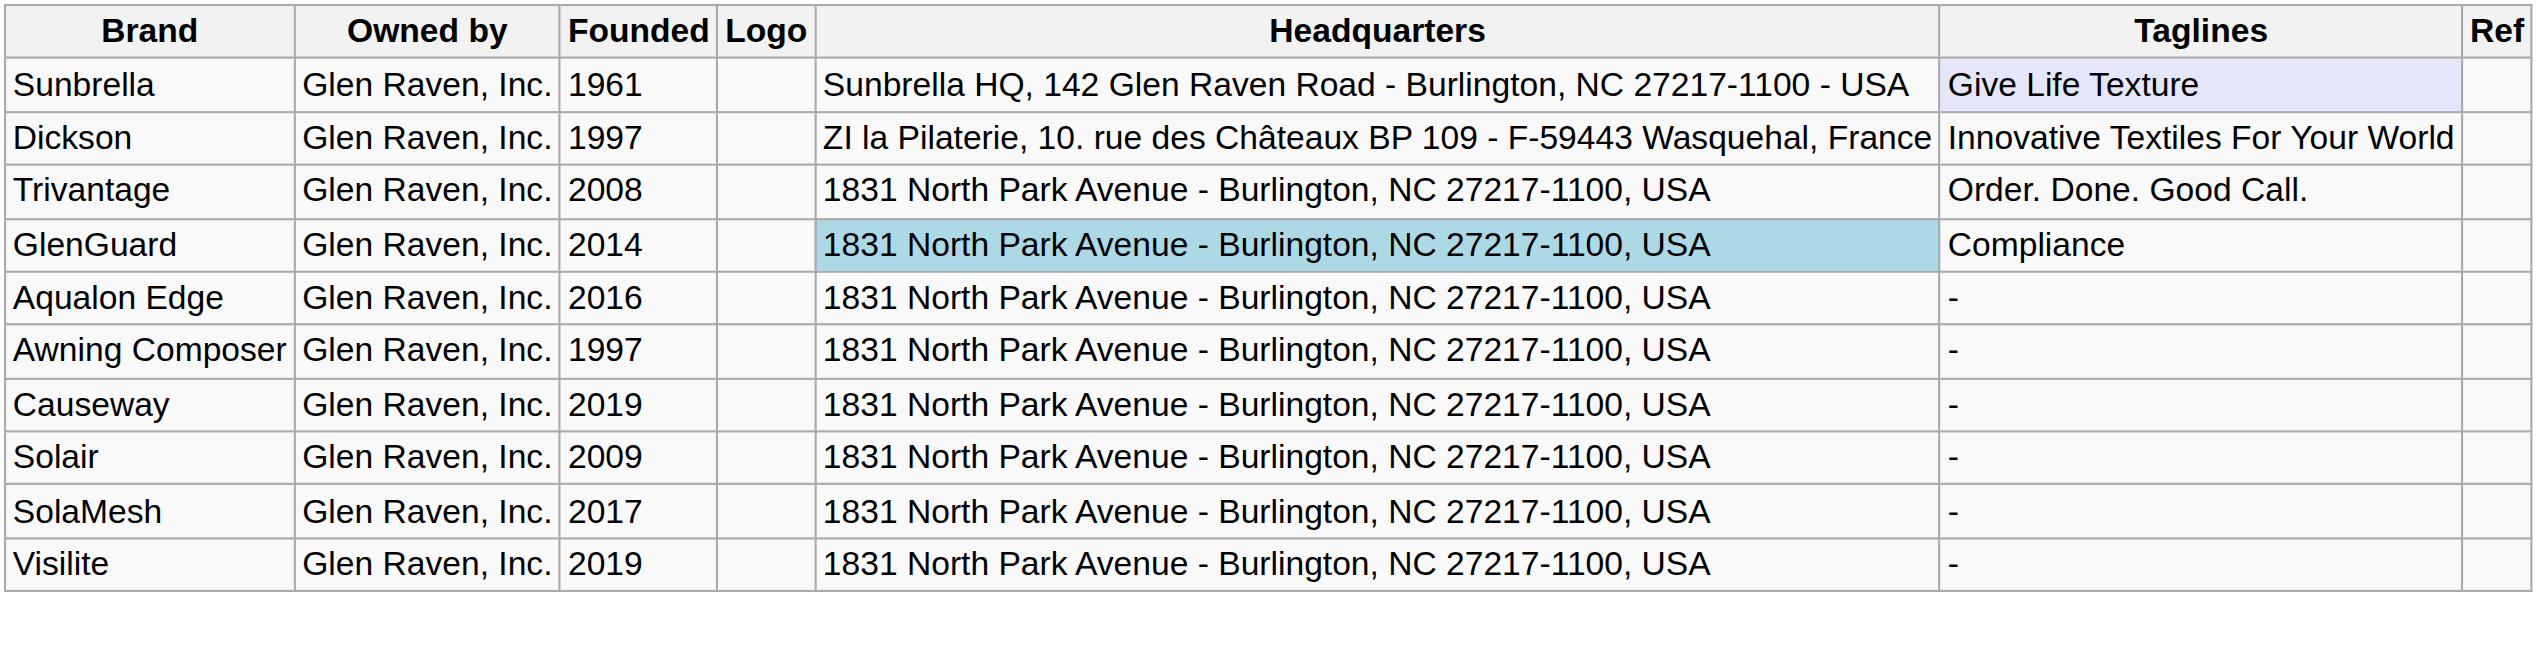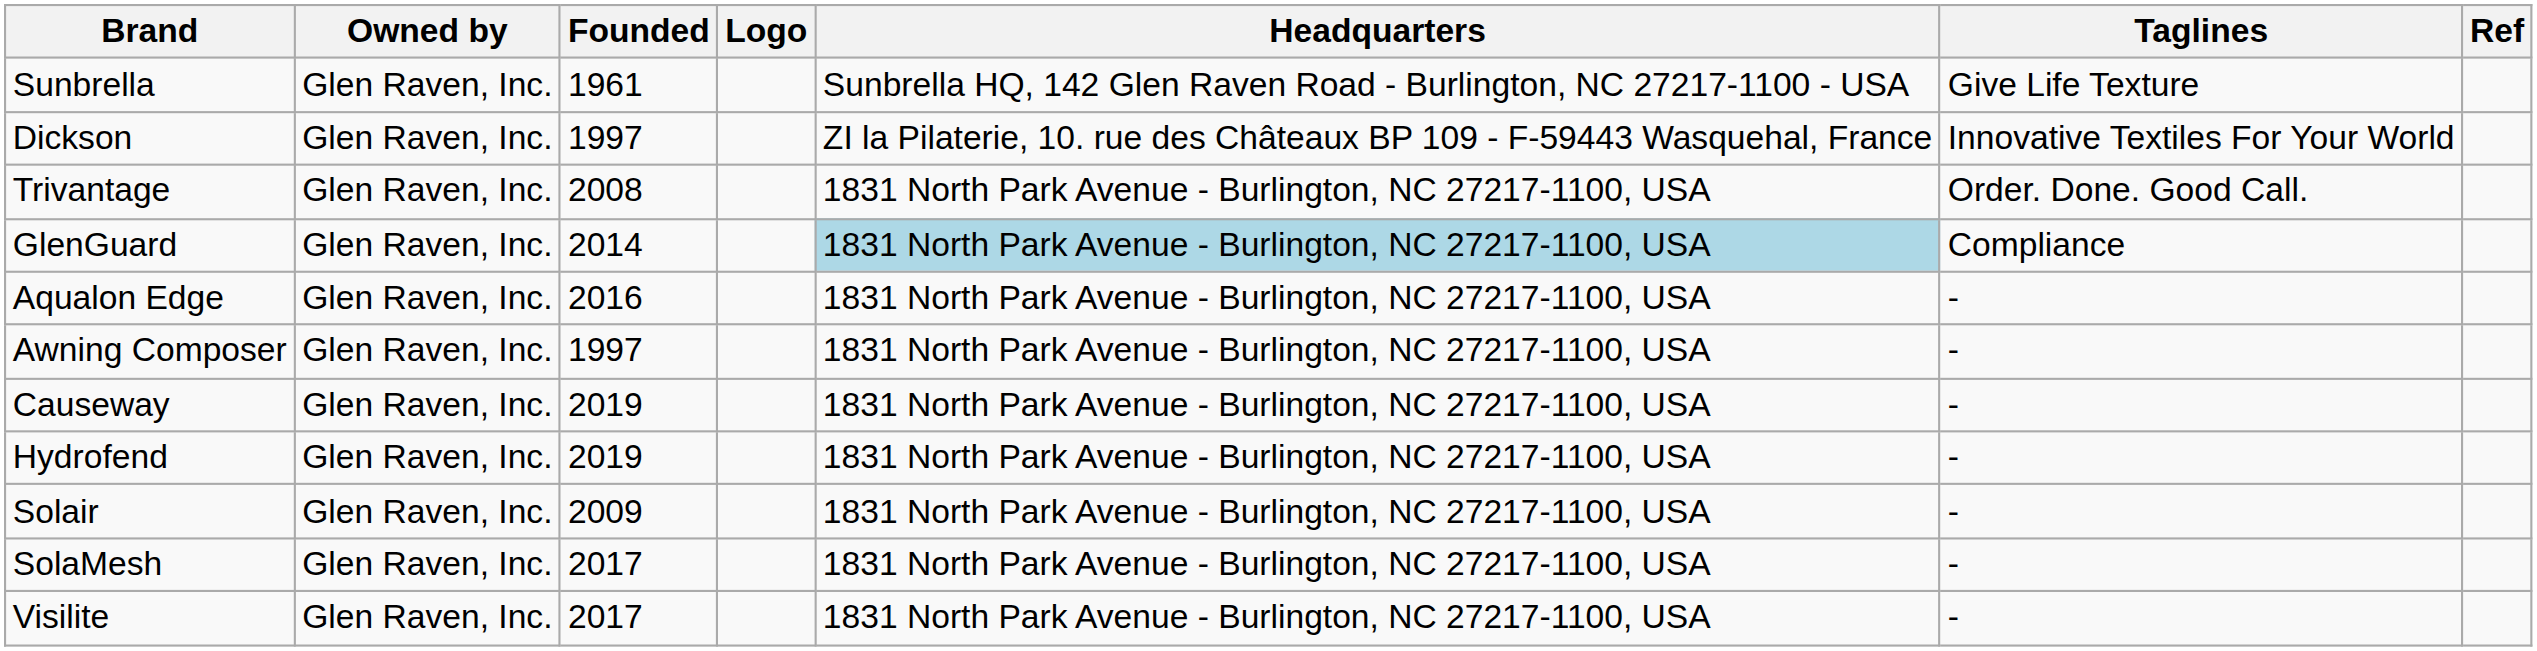(2074, 84) lavender background -> (2074, 84) no background
+ row: (90, 457)
(605, 564) 2019 -> (605, 617) 2017
